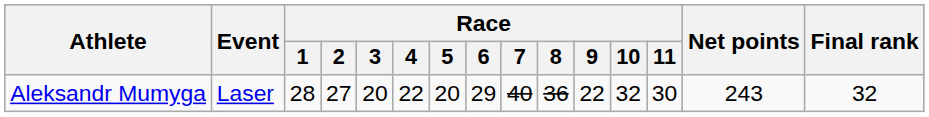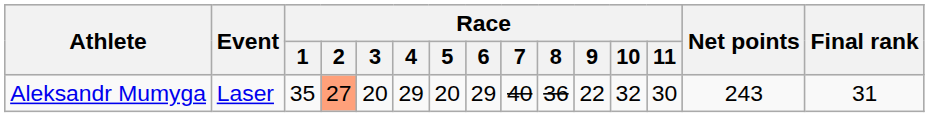(303, 94) 28 -> (303, 94) 35
(339, 94) no background -> (339, 94) lightsalmon background
(411, 94) 22 -> (411, 94) 29
(865, 94) 32 -> (865, 94) 31
